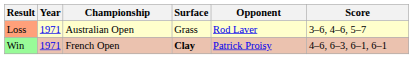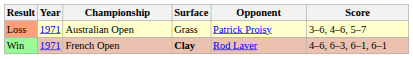(235, 29) Rod Laver -> (242, 29) Patrick Proisy
(242, 45) Patrick Proisy -> (235, 45) Rod Laver
